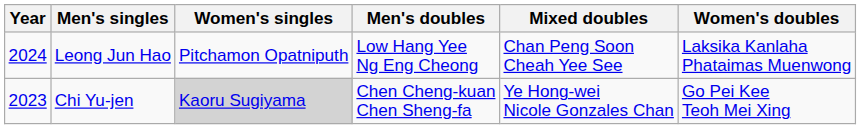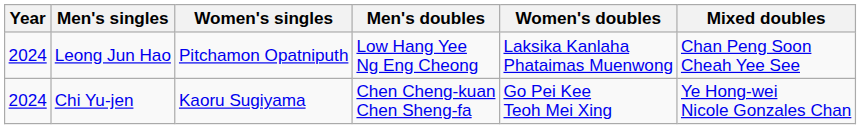columns swapped: (767, 19) <-> (589, 19)
(28, 101) 2023 -> (28, 101) 2024
(242, 101) lightgrey background -> (242, 101) no background
